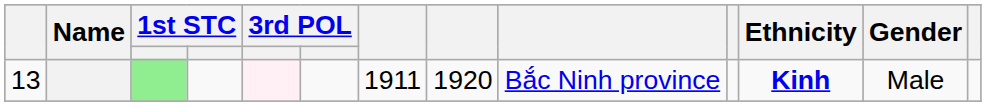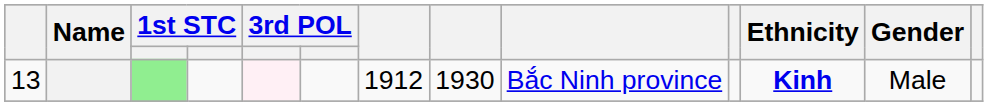(393, 79) 1911 -> (394, 79) 1912
(463, 79) 1920 -> (465, 79) 1930
